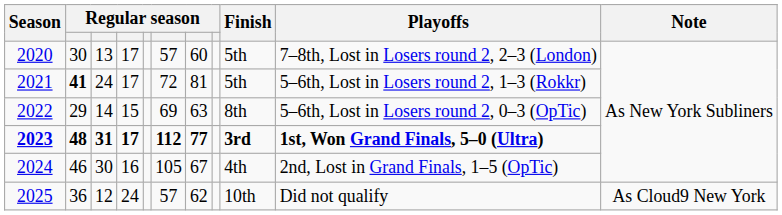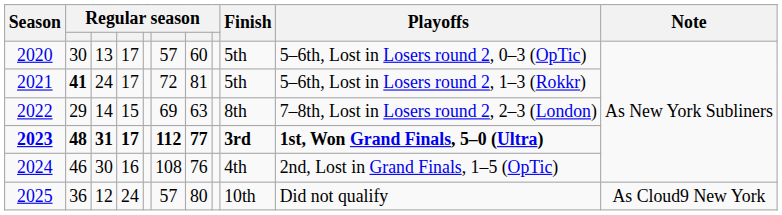(438, 54) 7–8th, Lost in Losers round 2, 2–3 (London) -> (433, 54) 5–6th, Lost in Losers round 2, 0–3 (OpTic)
(433, 111) 5–6th, Lost in Losers round 2, 0–3 (OpTic) -> (438, 111) 7–8th, Lost in Losers round 2, 2–3 (London)
(168, 167) 105 -> (168, 167) 108
(199, 167) 67 -> (199, 167) 76
(199, 195) 62 -> (199, 195) 80
